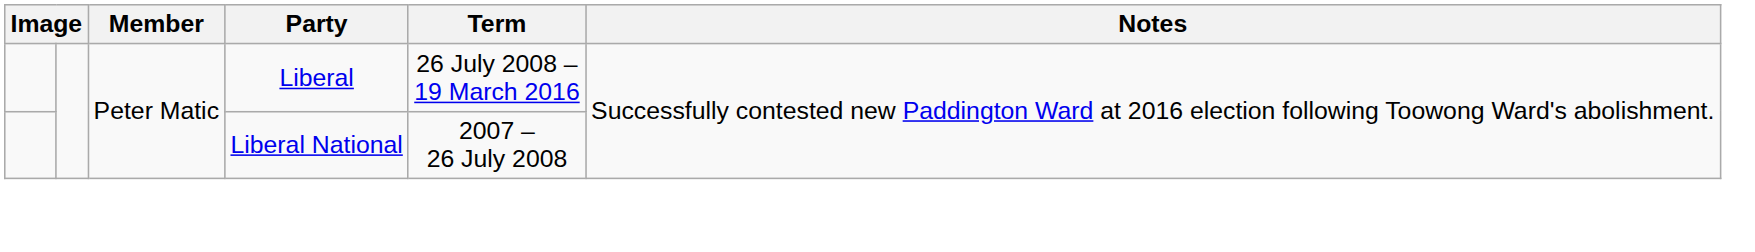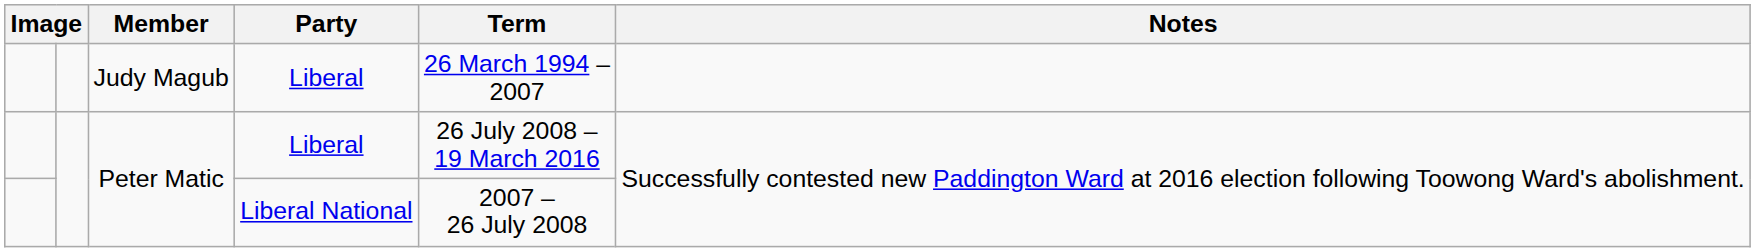+ row: (161, 77)
